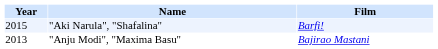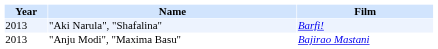(16, 25) 2015 -> (16, 25) 2013
